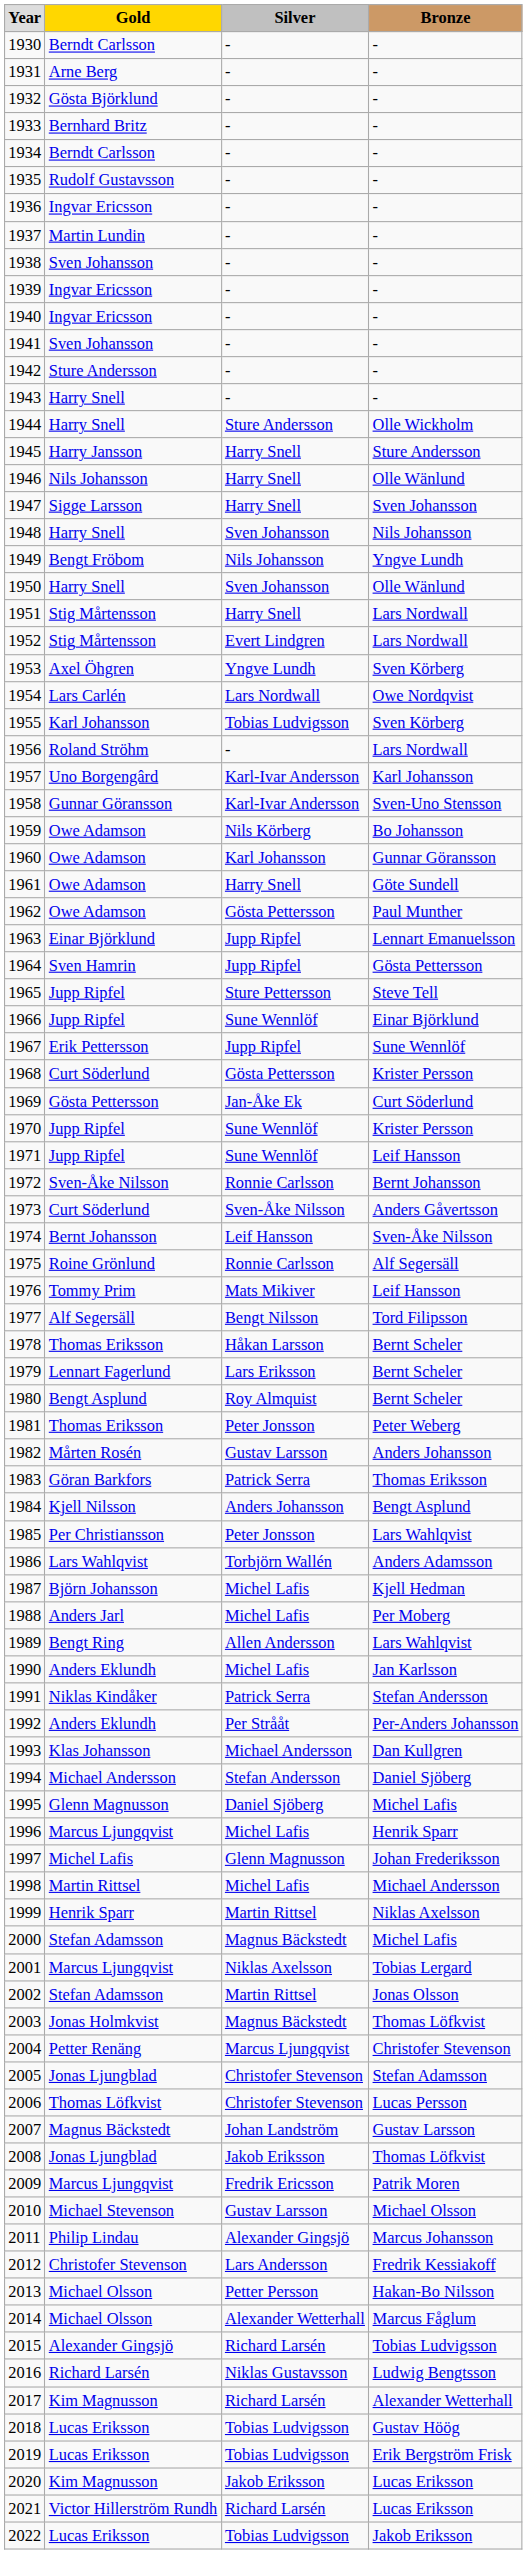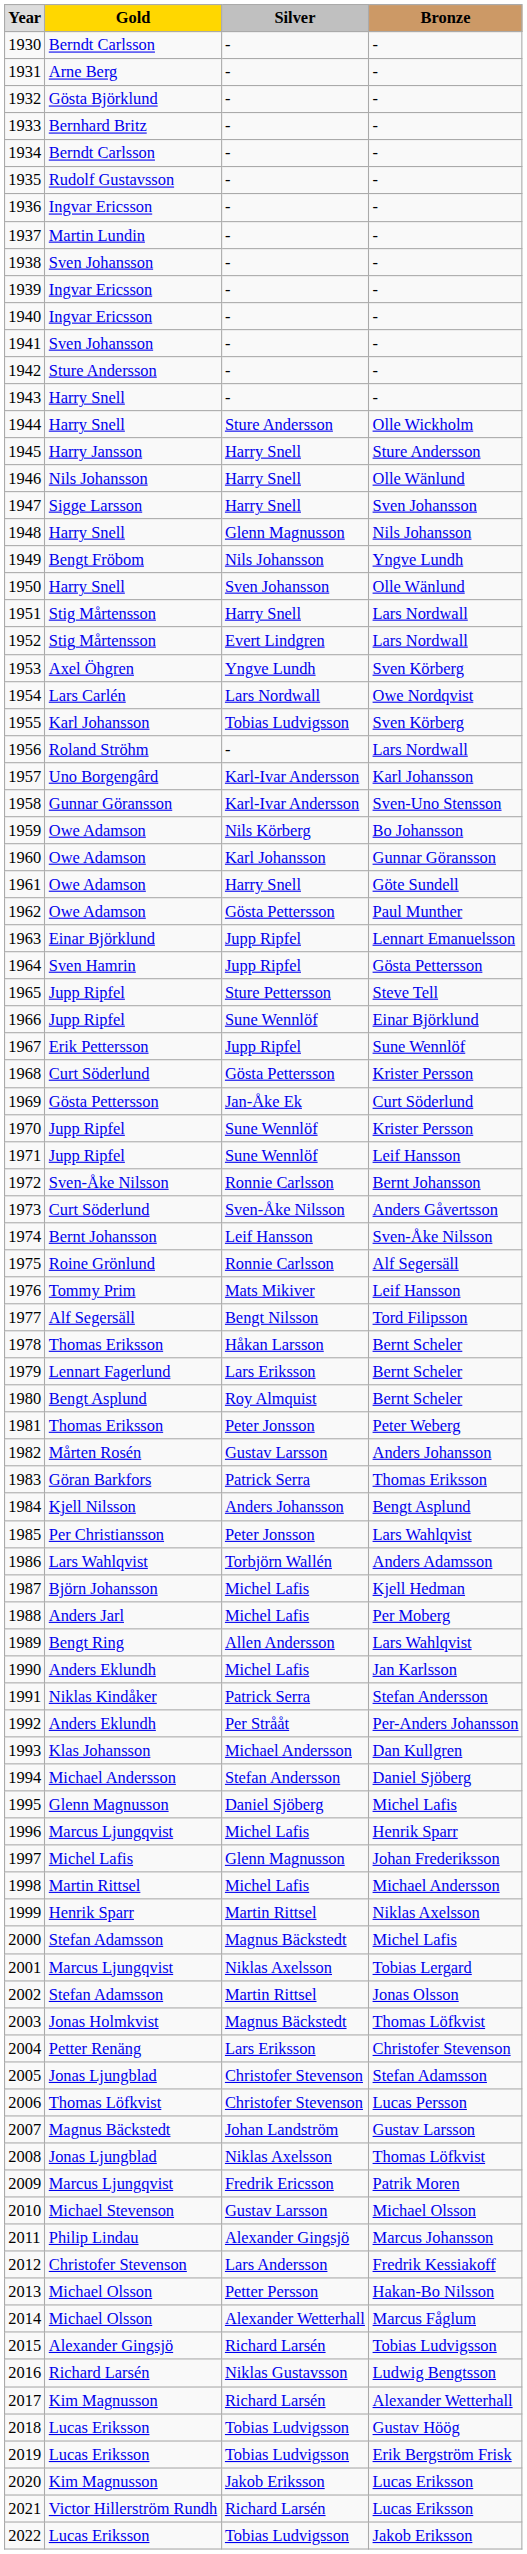(277, 532) Sven Johansson -> (285, 532) Glenn Magnusson
(287, 2048) Marcus Ljungqvist -> (270, 2048) Lars Eriksson
(275, 2156) Jakob Eriksson -> (278, 2156) Niklas Axelsson
